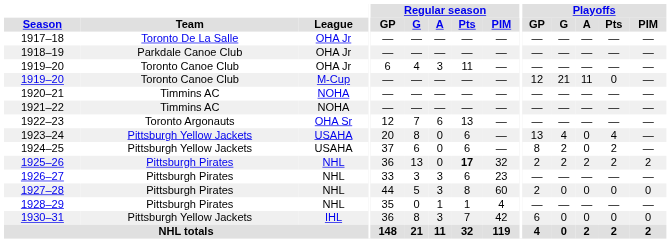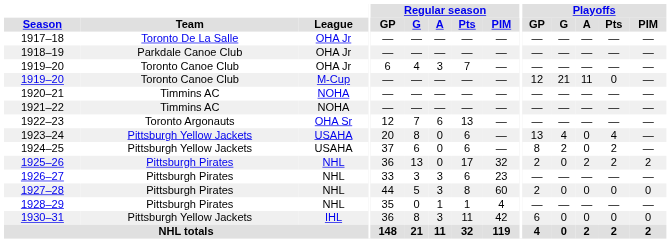(467, 66) 11 -> (467, 66) 7
(467, 162) bold -> (467, 162) normal
(564, 162) 2 -> (564, 162) 0
(467, 218) 7 -> (467, 218) 11
